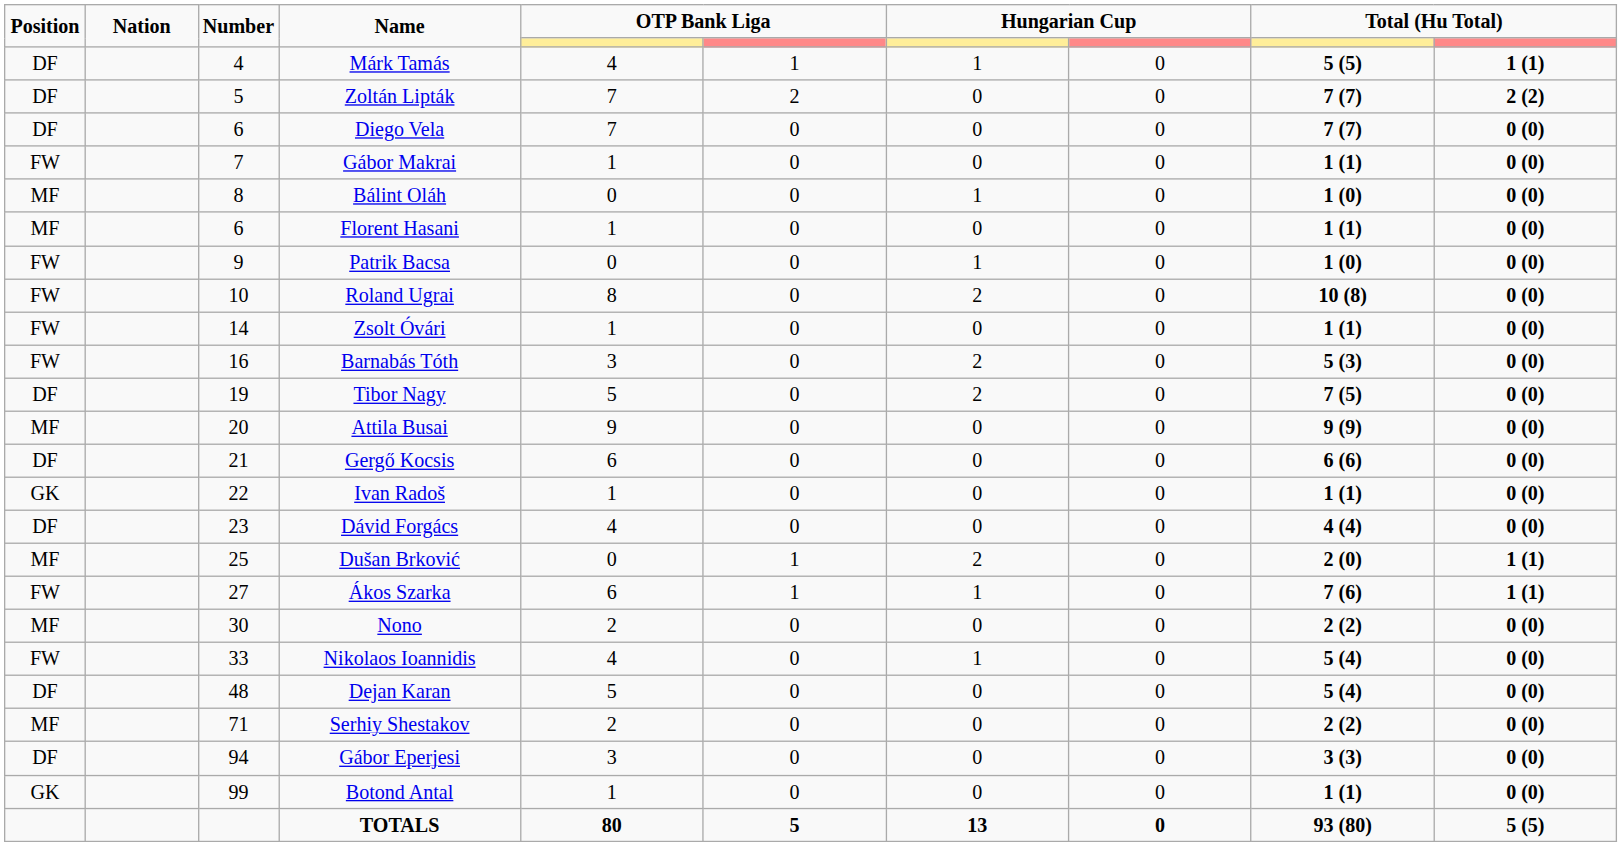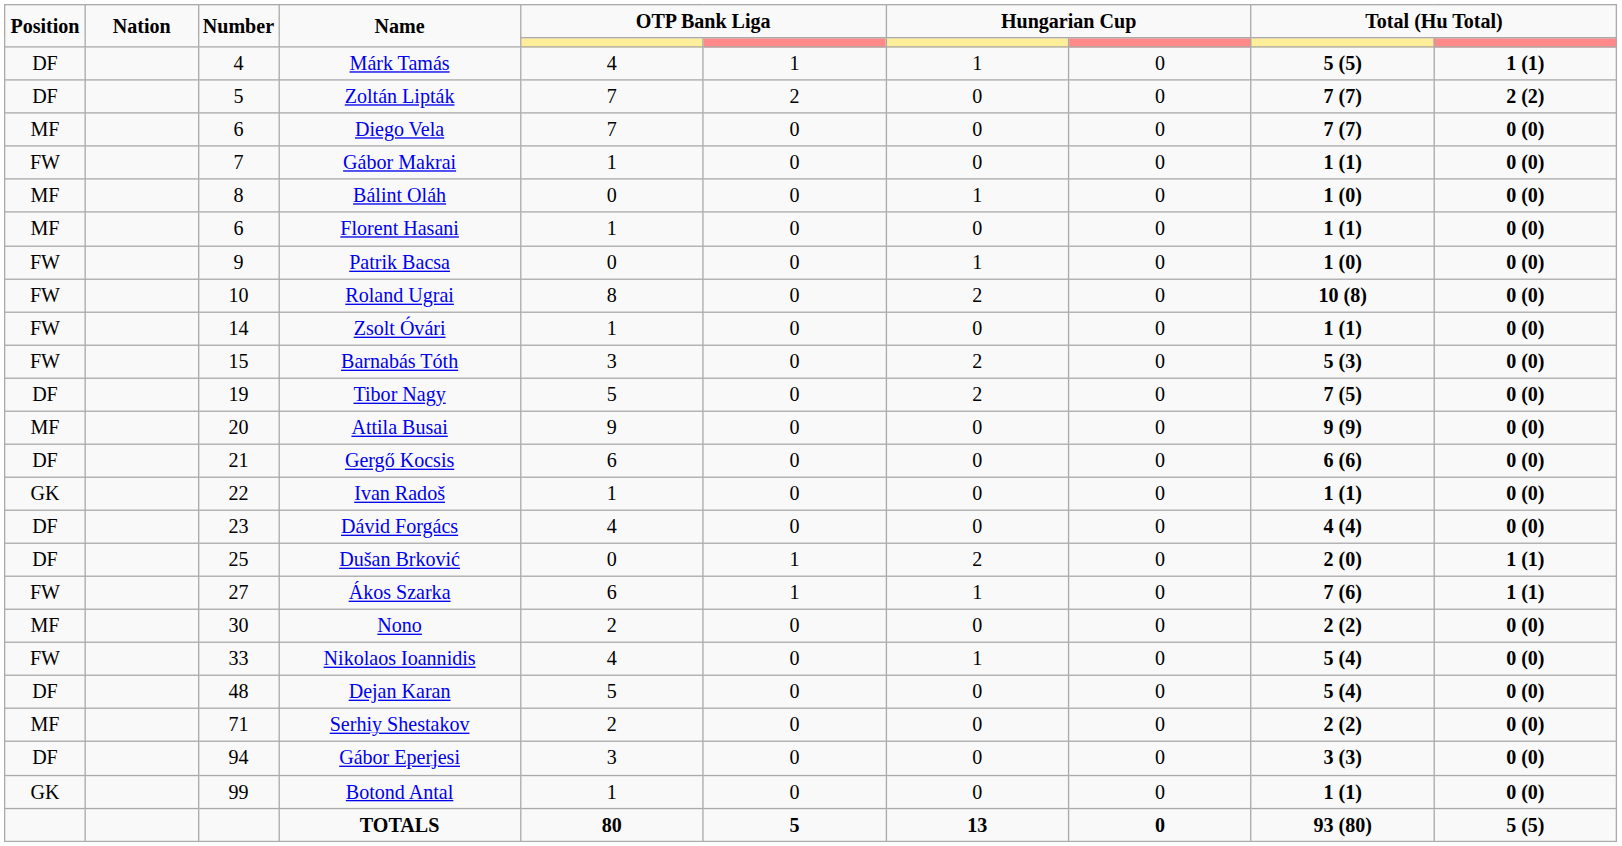(45, 129) DF -> (45, 129) MF
(238, 361) 16 -> (238, 361) 15
(45, 559) MF -> (45, 559) DF
